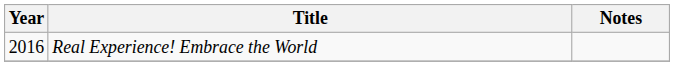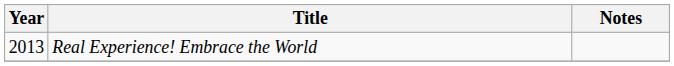(26, 46) 2016 -> (26, 46) 2013
